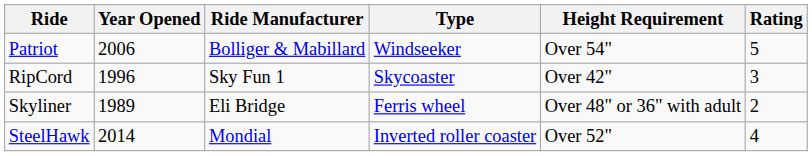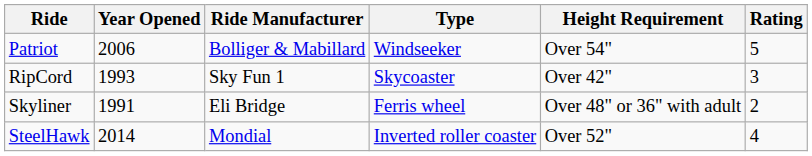(116, 77) 1996 -> (116, 77) 1993
(116, 106) 1989 -> (116, 106) 1991
